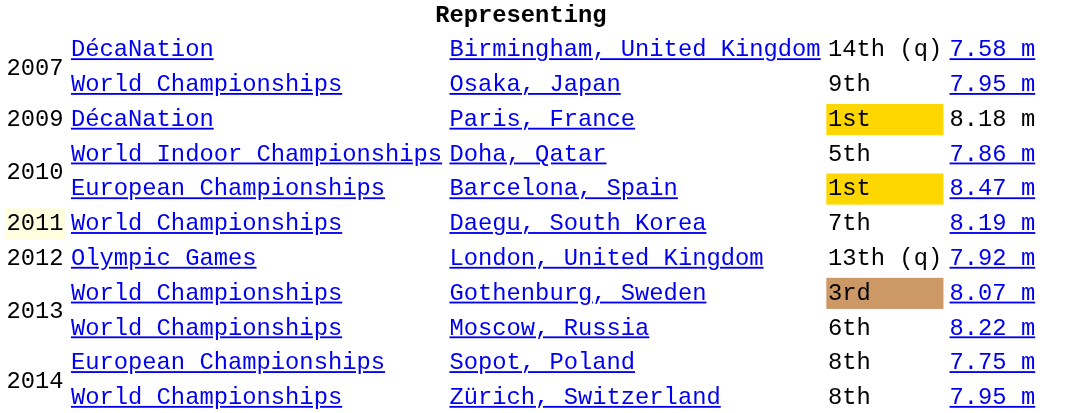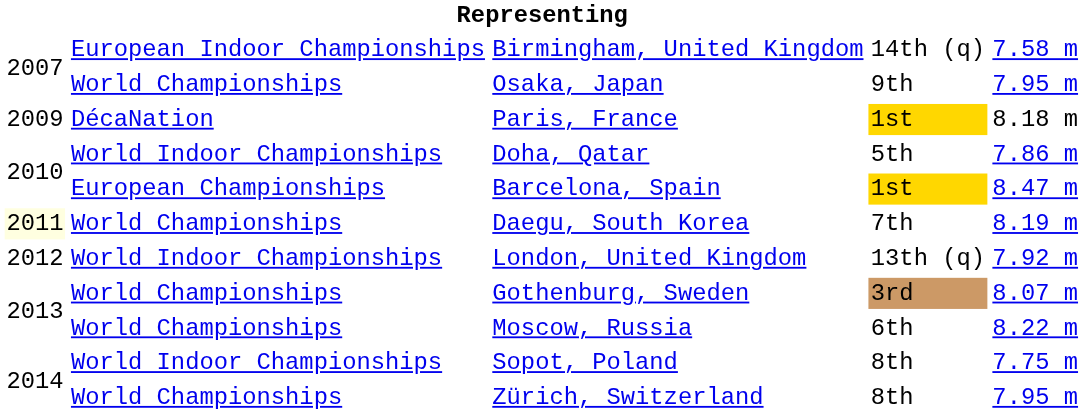(142, 50) DécaNation -> (278, 50) European Indoor Championships
(164, 259) Olympic Games -> (257, 259) World Indoor Championships
(228, 363) European Championships -> (257, 363) World Indoor Championships
